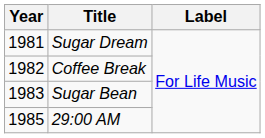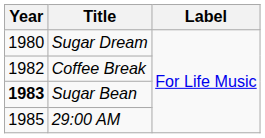(26, 42) 1981 -> (26, 42) 1980
(26, 94) normal -> (26, 94) bold
